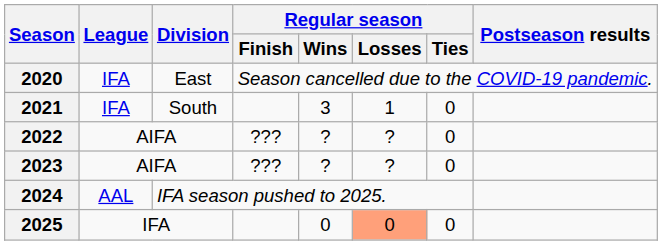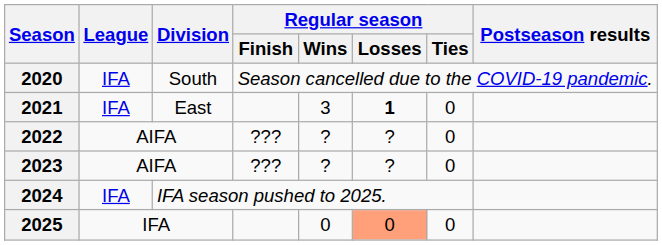(193, 78) East -> (193, 78) South
(193, 108) South -> (193, 108) East
(390, 108) normal -> (390, 108) bold
(116, 196) AAL -> (116, 196) IFA
